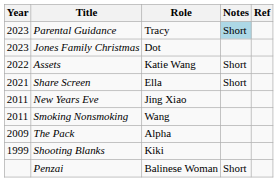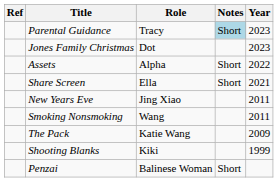columns swapped: (18, 13) <-> (262, 13)
(170, 64) Katie Wang -> (152, 64) Alpha
(158, 133) Alpha -> (165, 133) Katie Wang
